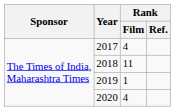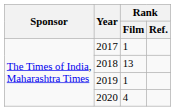(125, 47) 4 -> (125, 47) 1
(128, 64) 11 -> (128, 64) 13
